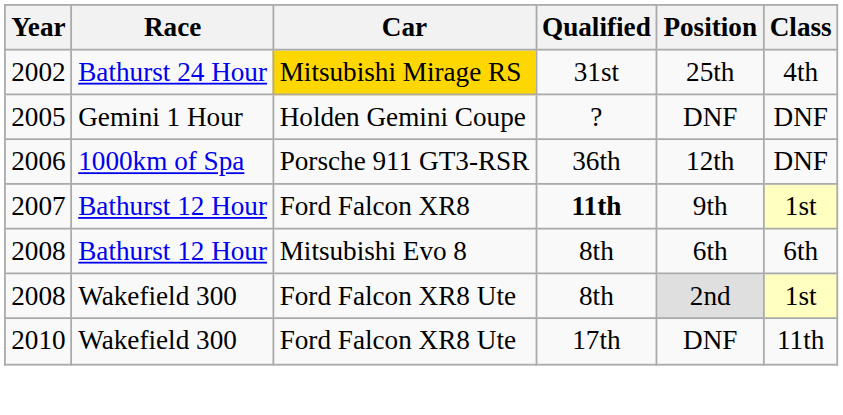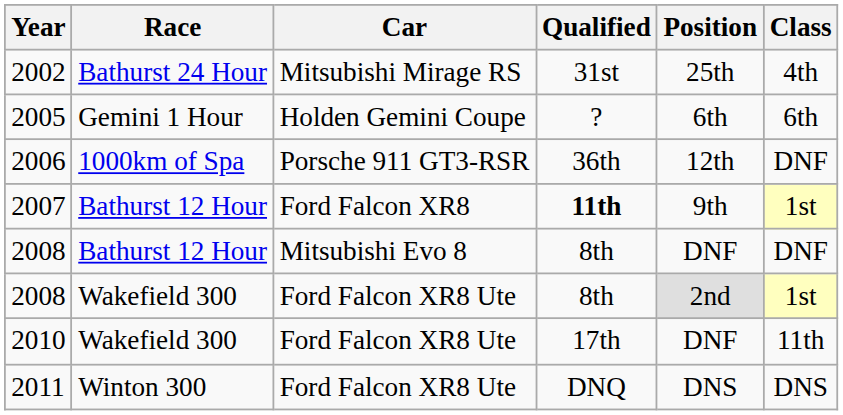(400, 71) gold background -> (400, 71) no background
(710, 116) DNF -> (710, 116) 6th
(801, 116) DNF -> (801, 116) 6th
(710, 251) 6th -> (710, 251) DNF
(801, 251) 6th -> (801, 251) DNF
+ row: (38, 386)
